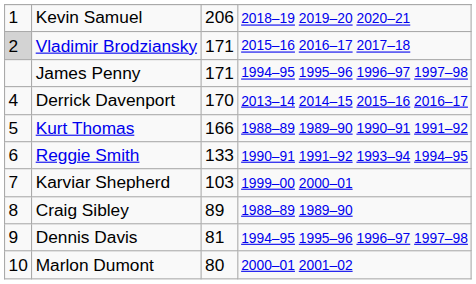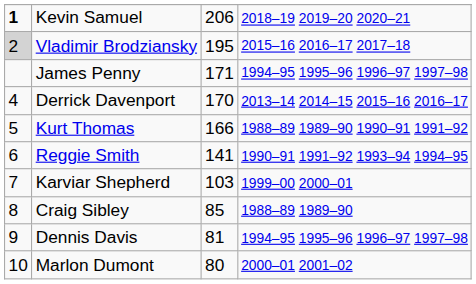(13, 18) normal -> (13, 18) bold
(219, 45) 171 -> (219, 45) 195
(219, 155) 133 -> (219, 155) 141
(215, 210) 89 -> (215, 210) 85
